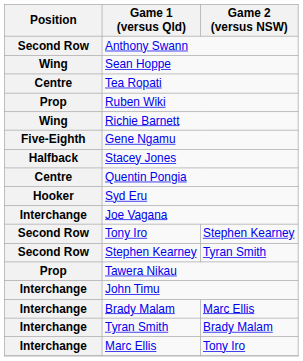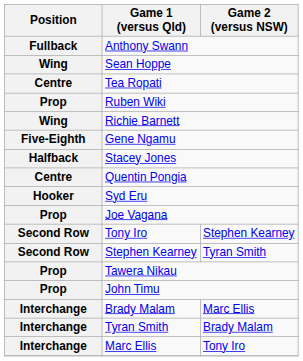(53, 45) Second Row -> (53, 45) Fullback
(53, 214) Interchange -> (53, 214) Prop
(53, 290) Interchange -> (53, 290) Prop
